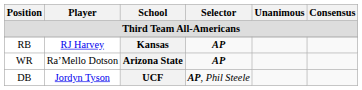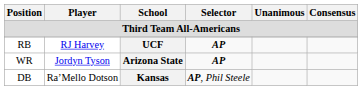(153, 45) Kansas -> (153, 45) UCF
(82, 61) Ra’Mello Dotson -> (82, 61) Jordyn Tyson
(82, 77) Jordyn Tyson -> (82, 77) Ra’Mello Dotson
(153, 77) UCF -> (153, 77) Kansas
